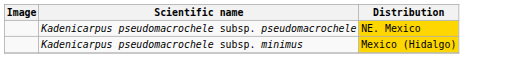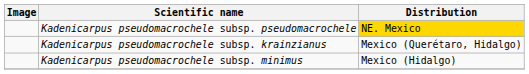+ row: (184, 45)
(409, 45) gold background -> (409, 61) no background
